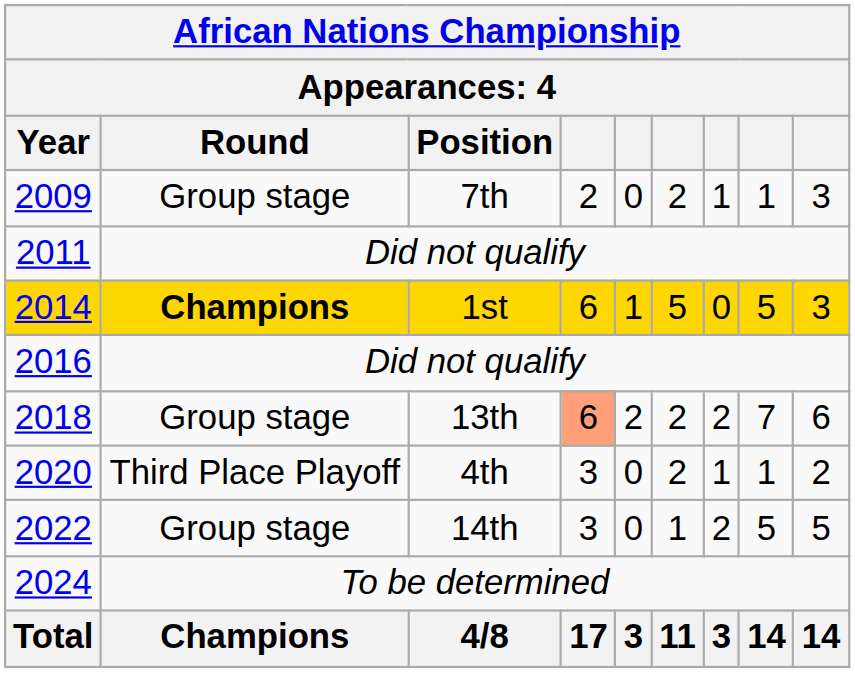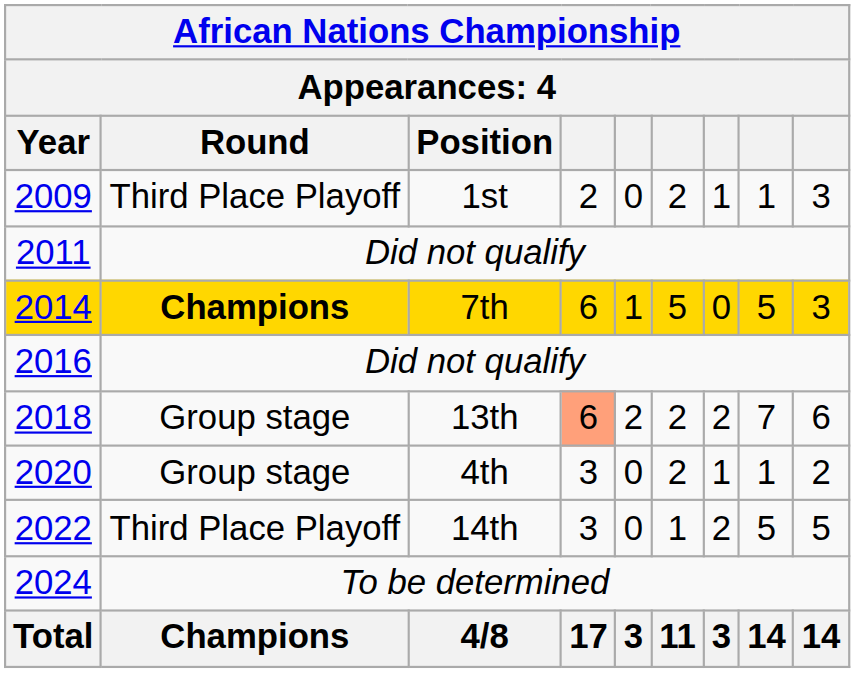(255, 197) Group stage -> (255, 197) Third Place Playoff
(485, 197) 7th -> (485, 197) 1st
(485, 307) 1st -> (485, 307) 7th
(255, 472) Third Place Playoff -> (255, 472) Group stage
(255, 527) Group stage -> (255, 527) Third Place Playoff
